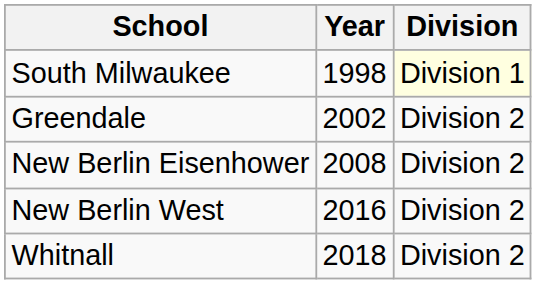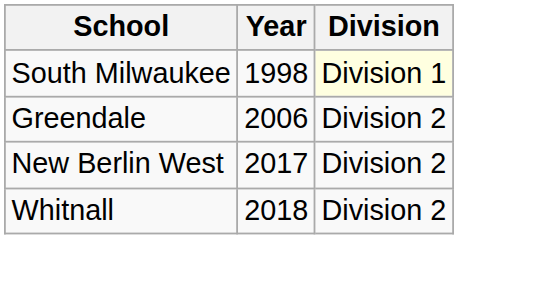(355, 118) 2002 -> (276, 118) 2006
- row: (160, 164)
(355, 210) 2016 -> (276, 164) 2017
